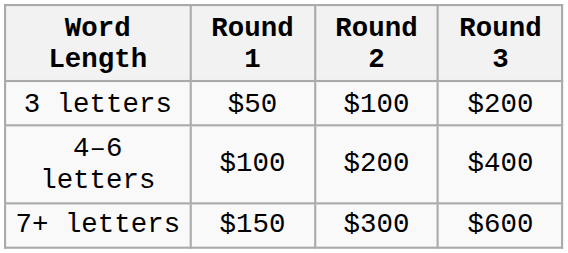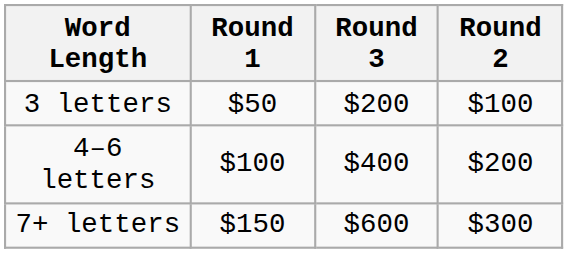columns swapped: (376, 43) <-> (500, 43)
